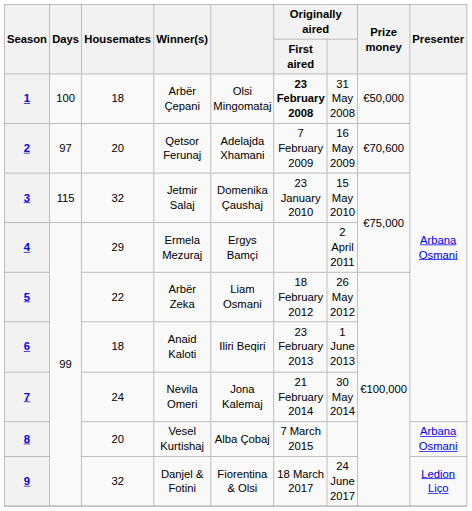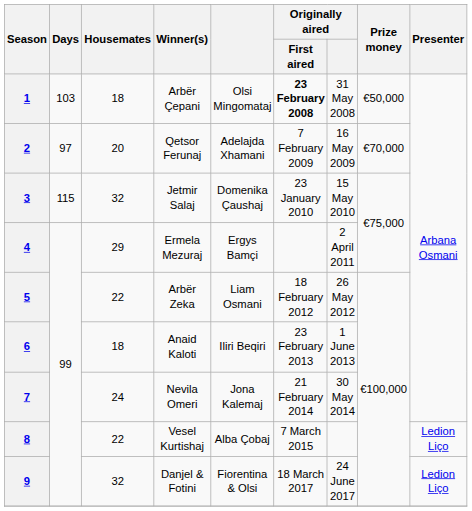(66, 99) 100 -> (66, 99) 103
(384, 148) €70,600 -> (384, 148) €70,000
(118, 439) 20 -> (118, 439) 22
(438, 439) Arbana Osmani -> (438, 439) Ledion Liço
